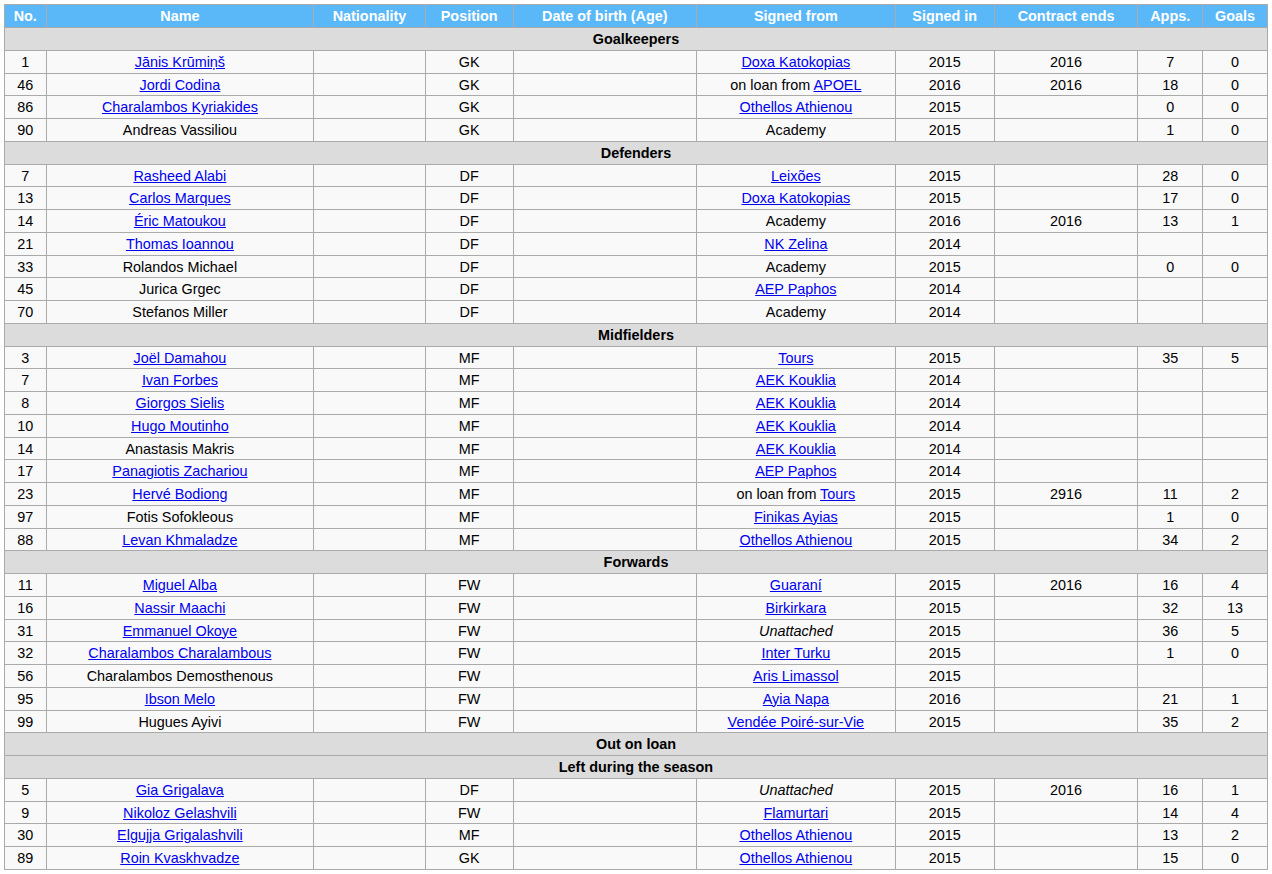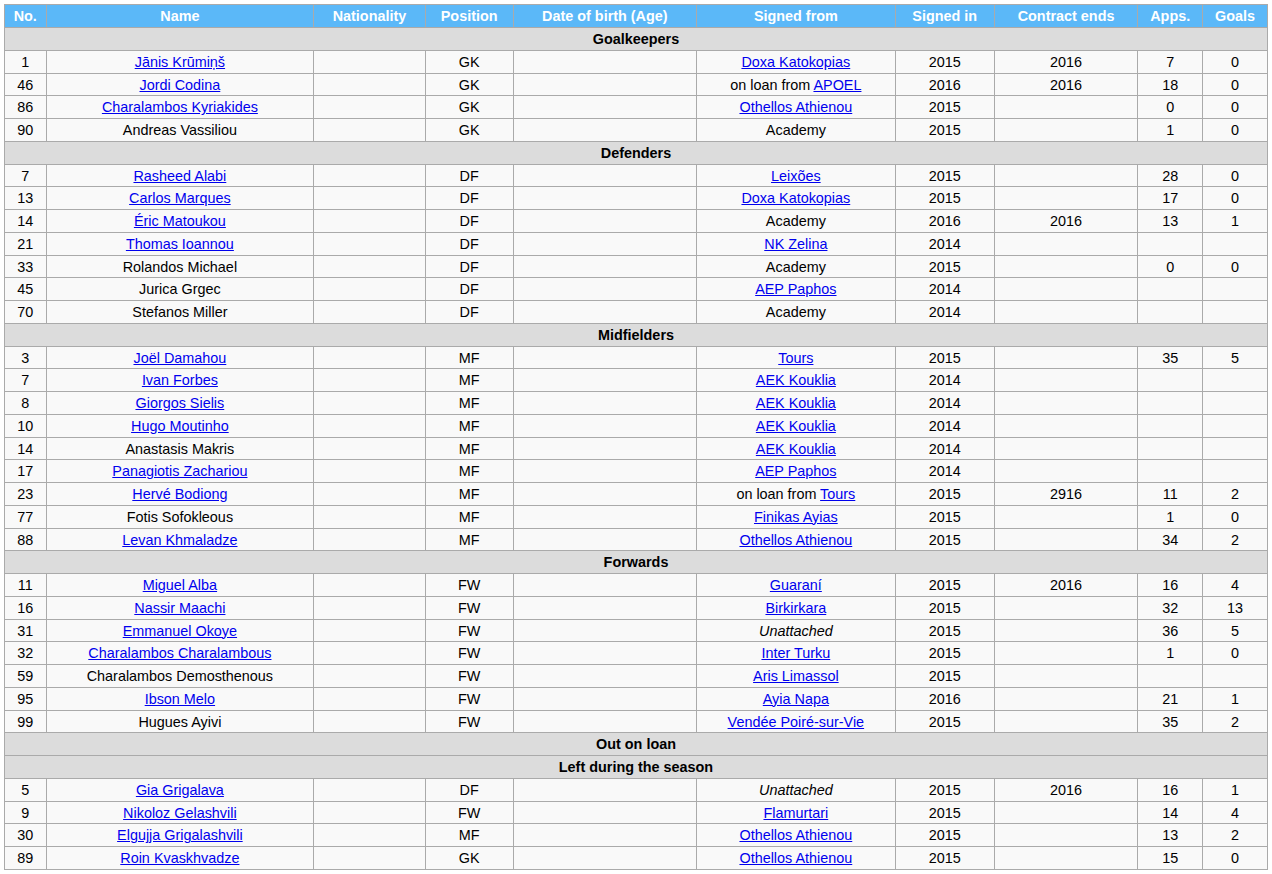(25, 517) 97 -> (25, 517) 77
(25, 676) 56 -> (25, 676) 59
